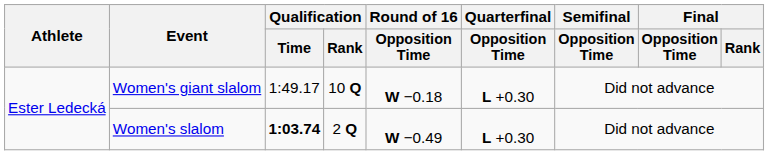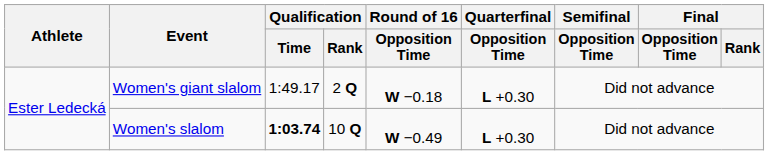(345, 88) 10 Q -> (345, 88) 2 Q
(345, 129) 2 Q -> (345, 129) 10 Q
